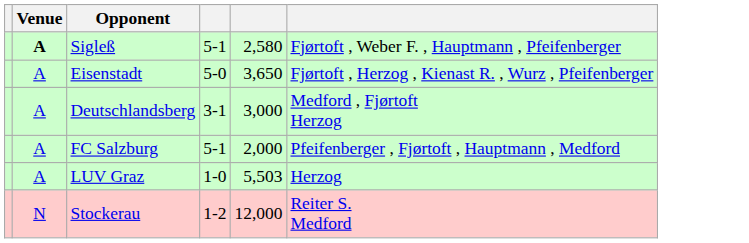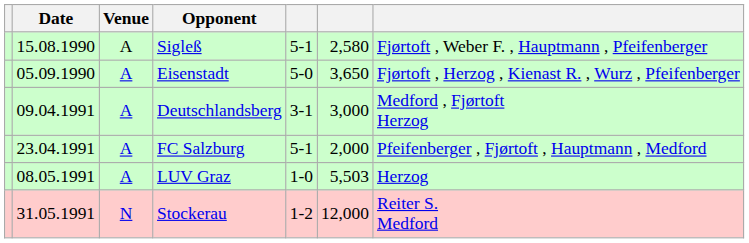+ column: (56, 18)
(40, 45) bold -> (126, 45) normal
